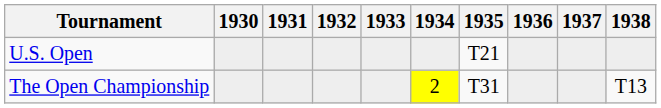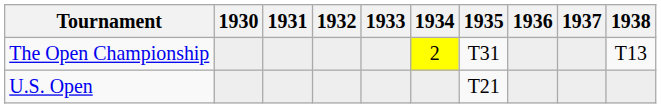rows swapped: (51, 53) <-> (109, 86)
